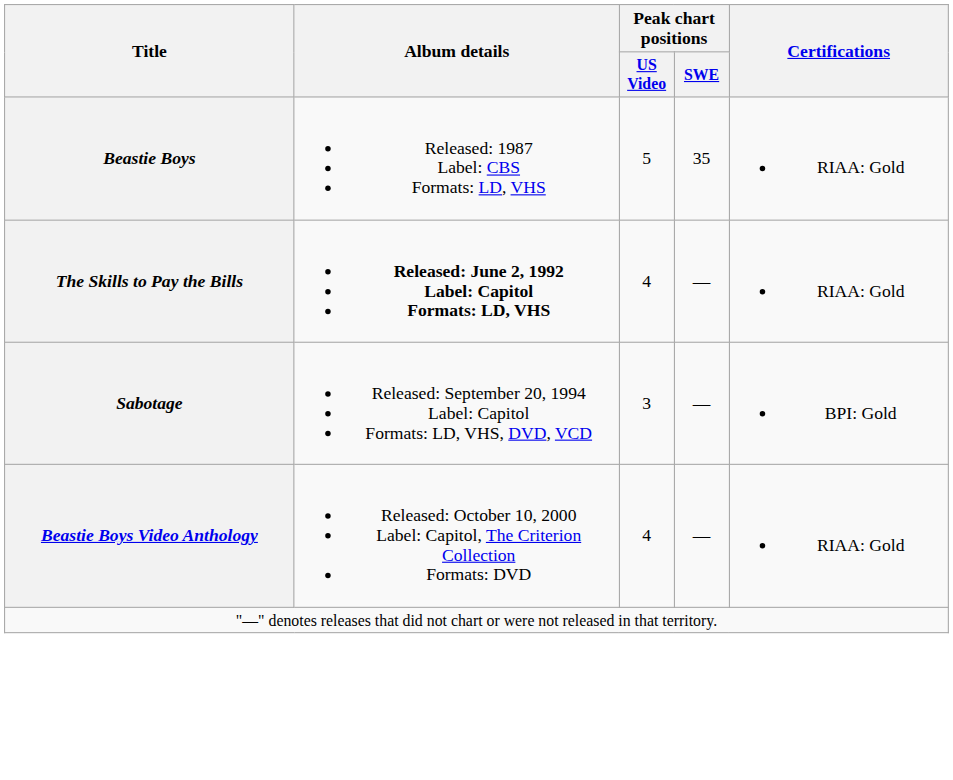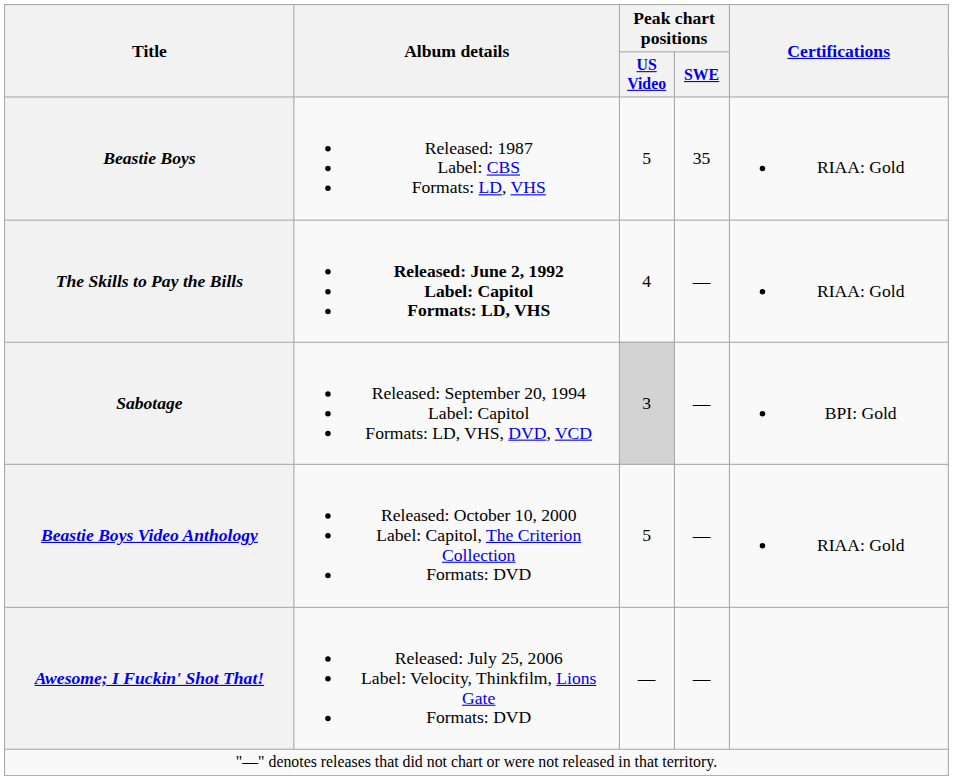(647, 403) no background -> (647, 403) lightgrey background
(647, 535) 4 -> (647, 535) 5
+ row: (149, 678)
